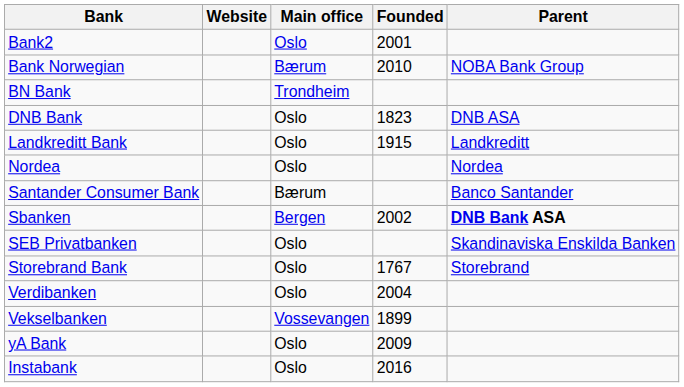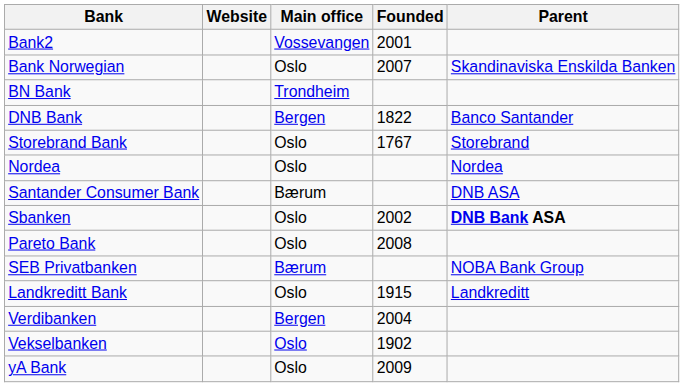(291, 42) Oslo -> (322, 42) Vossevangen
(300, 67) Bærum -> (291, 67) Oslo
(394, 67) 2010 -> (394, 67) 2007
(517, 67) NOBA Bank Group -> (563, 67) Skandinaviska Enskilda Banken
(291, 117) Oslo -> (300, 117) Bergen
(394, 117) 1823 -> (394, 117) 1822
(485, 117) DNB ASA -> (512, 117) Banco Santander
rows swapped: (68, 142) <-> (68, 268)
(512, 192) Banco Santander -> (485, 192) DNB ASA
(300, 218) Bergen -> (291, 218) Oslo
+ row: (52, 243)
(291, 243) Oslo -> (300, 268) Bærum
(563, 243) Skandinaviska Enskilda Banken -> (517, 268) NOBA Bank Group
(291, 293) Oslo -> (300, 318) Bergen
(322, 318) Vossevangen -> (291, 343) Oslo
(394, 318) 1899 -> (394, 343) 1902
- row: (42, 368)
